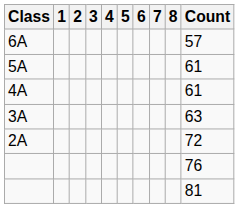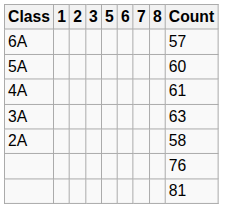- column: (109, 16)
(194, 66) 61 -> (178, 66) 60
(194, 141) 72 -> (178, 141) 58
